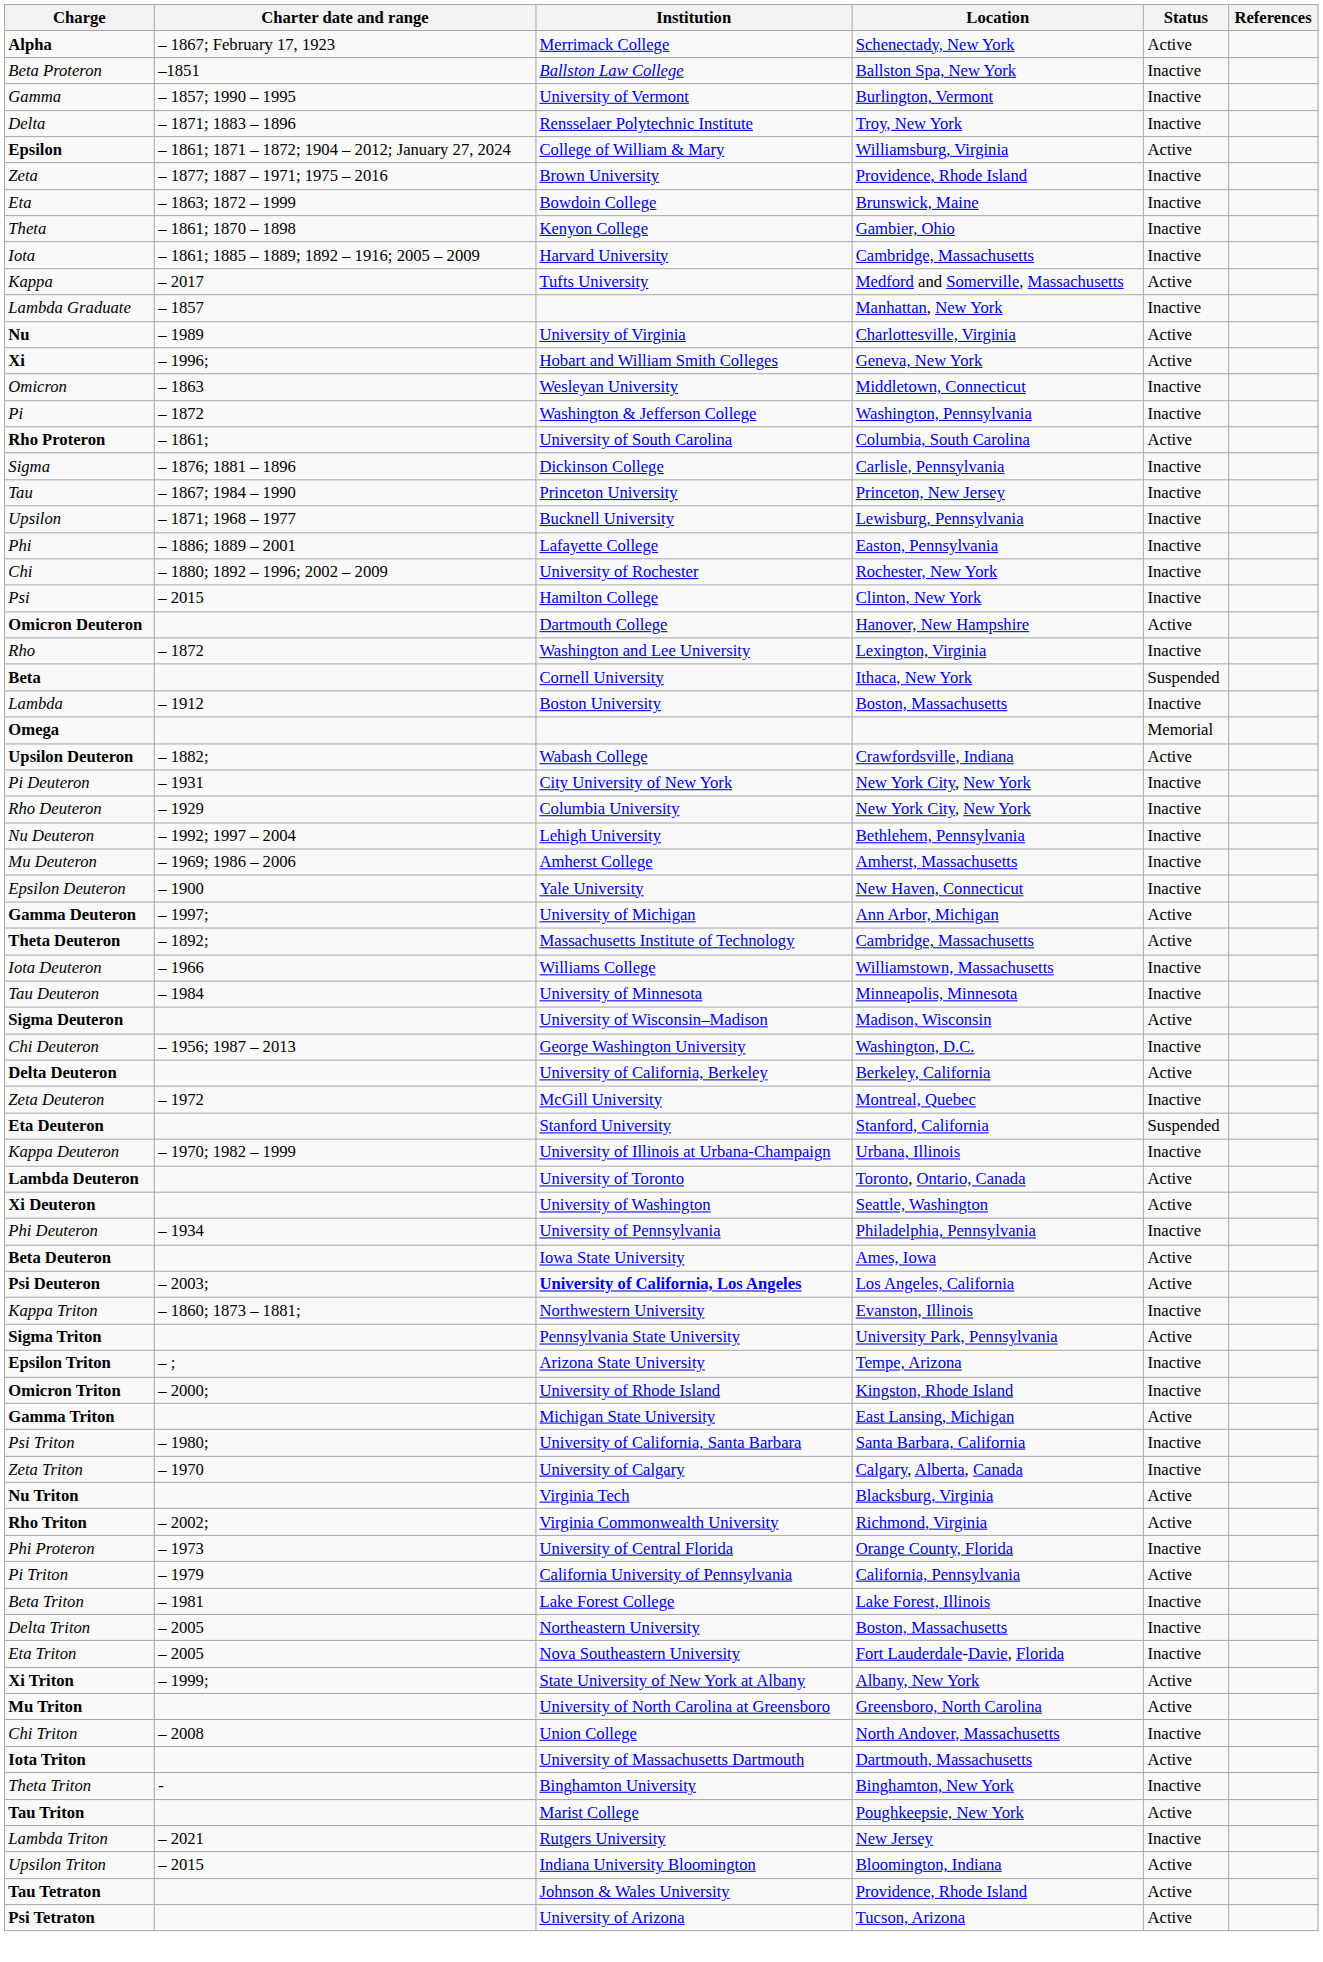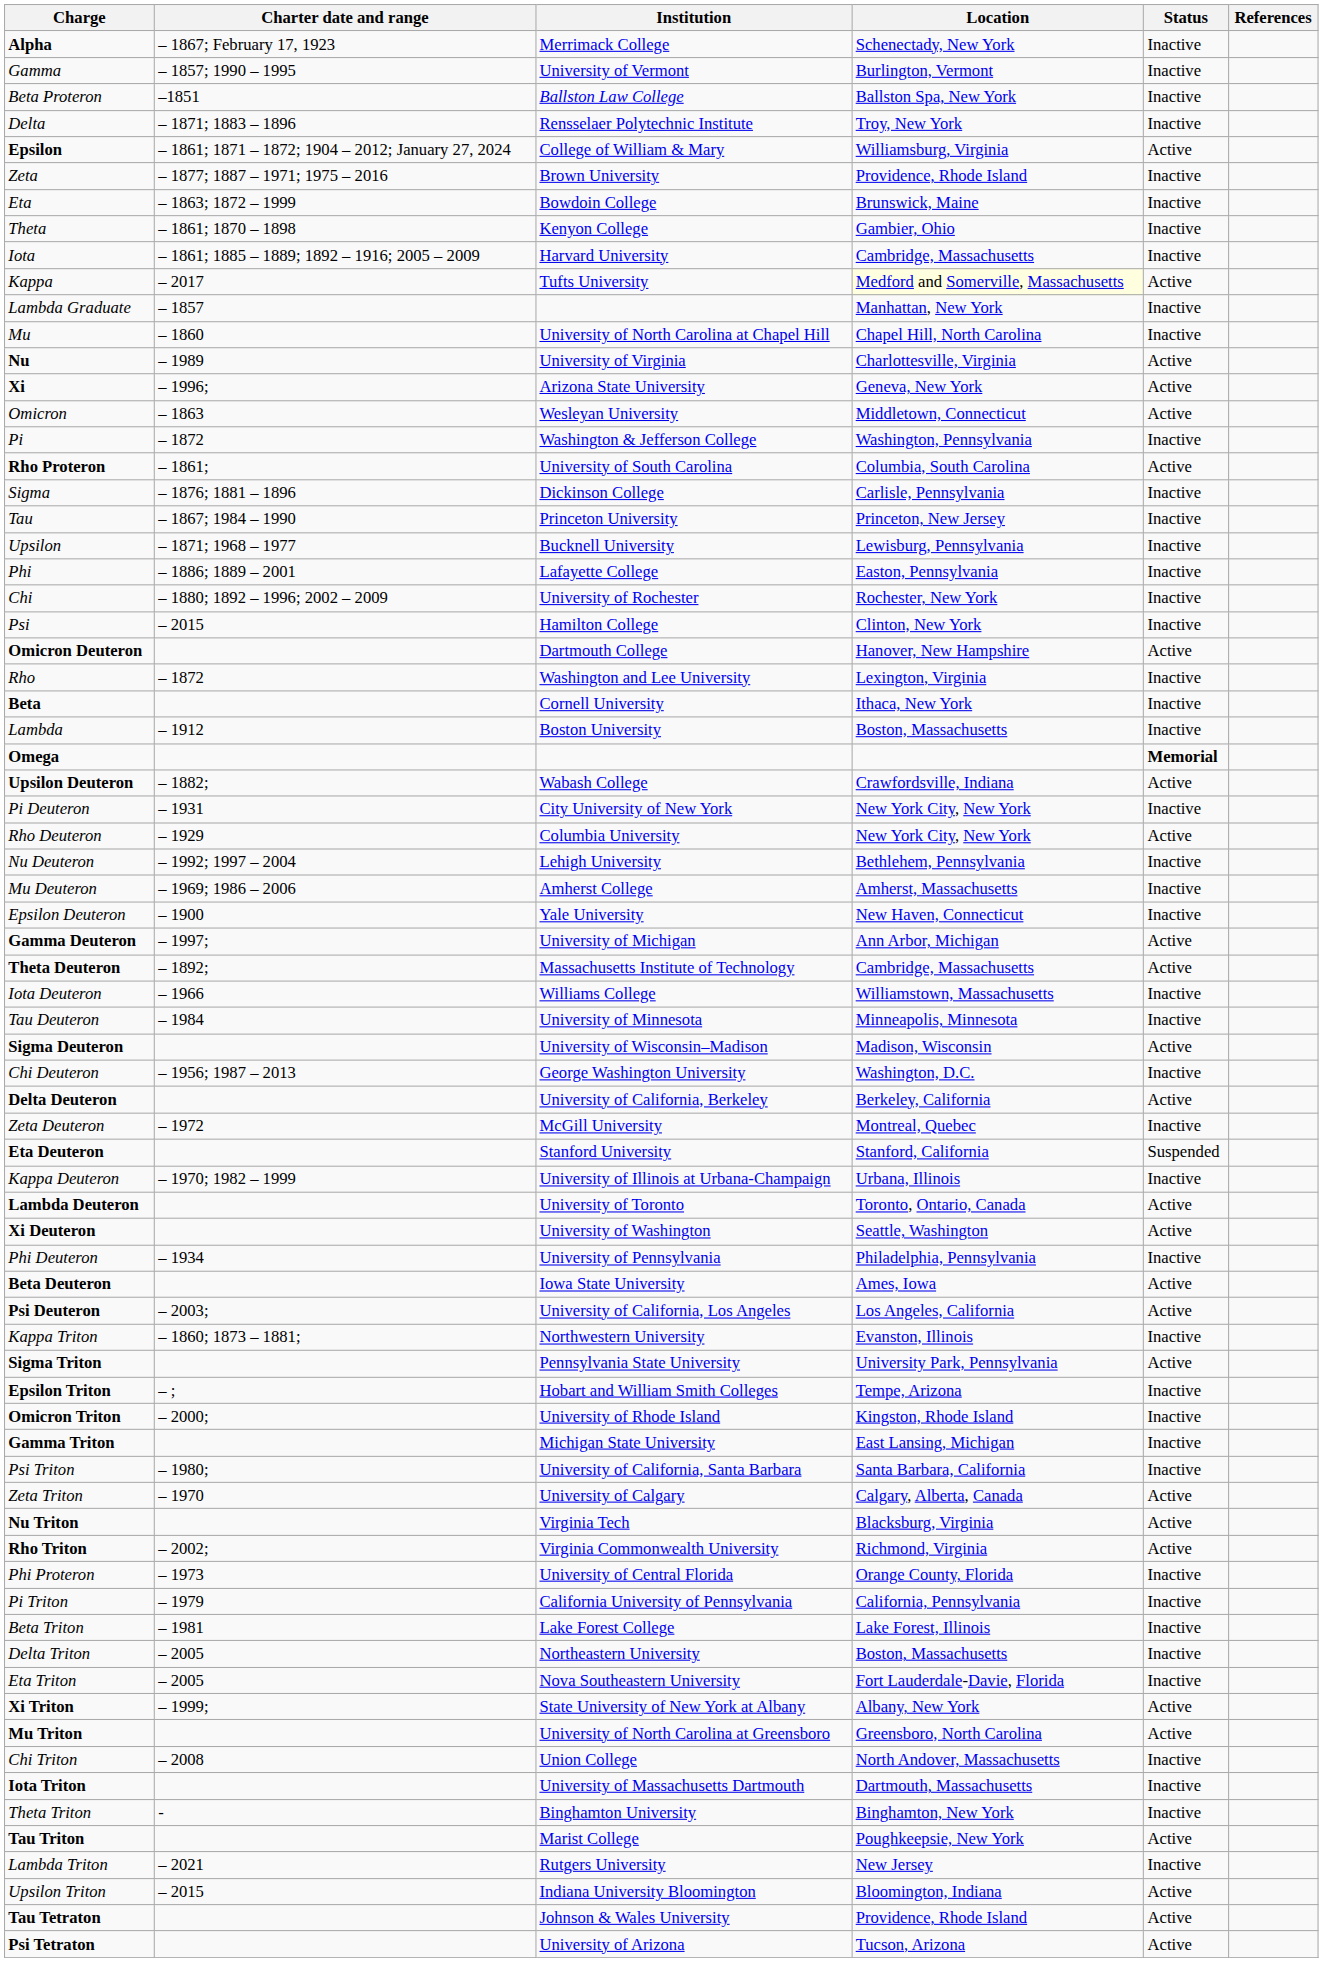(1170, 44) Active -> (1174, 44) Inactive
rows swapped: (55, 70) <-> (35, 96)
(990, 281) no background -> (990, 281) lightyellow background
+ row: (19, 334)
(659, 360) Hobart and William Smith Colleges -> (622, 387) Arizona State University
(1174, 387) Inactive -> (1170, 413) Active
(1184, 677) Suspended -> (1174, 703) Inactive
(1180, 730) normal -> (1183, 756) bold
(1174, 809) Inactive -> (1170, 835) Active
(671, 1284) bold -> (665, 1310) normal
(622, 1363) Arizona State University -> (659, 1389) Hobart and William Smith Colleges
(1170, 1416) Active -> (1174, 1442) Inactive
(1174, 1469) Inactive -> (1170, 1495) Active
(1170, 1574) Active -> (1174, 1601) Inactive
(1170, 1759) Active -> (1174, 1785) Inactive
